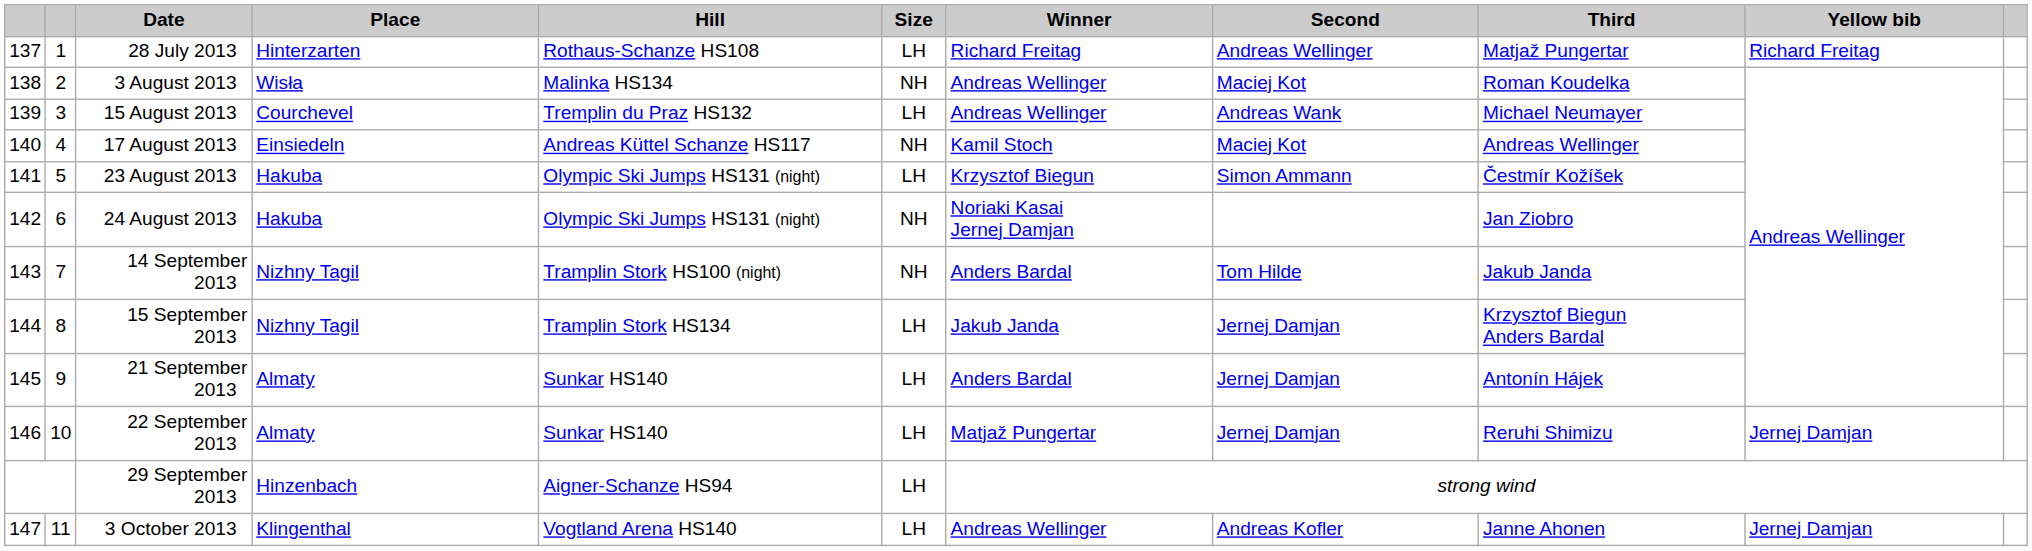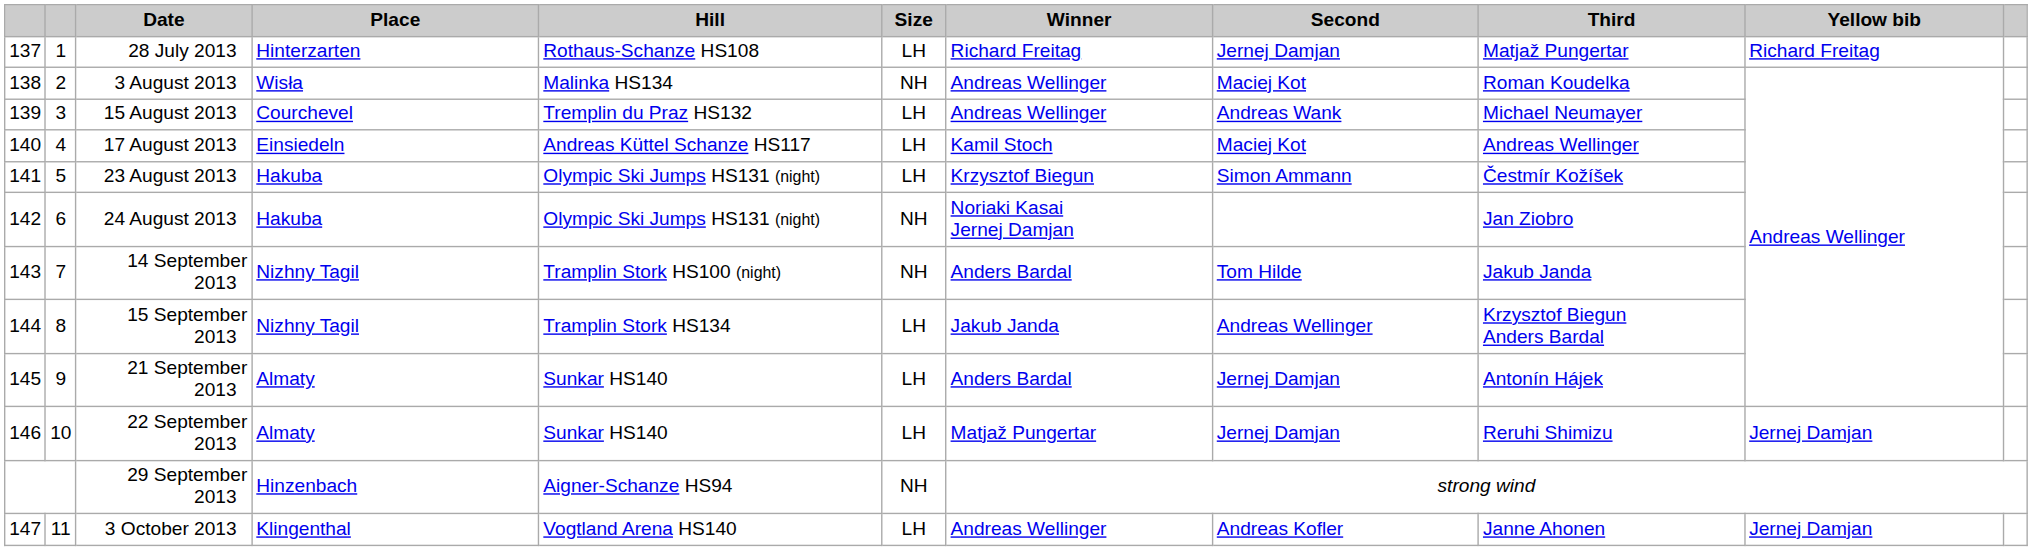(1295, 51) Andreas Wellinger -> (1278, 51) Jernej Damjan
(914, 144) NH -> (914, 144) LH
(1278, 325) Jernej Damjan -> (1295, 325) Andreas Wellinger
(914, 486) LH -> (914, 486) NH
